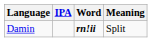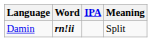columns swapped: (89, 12) <-> (63, 12)
